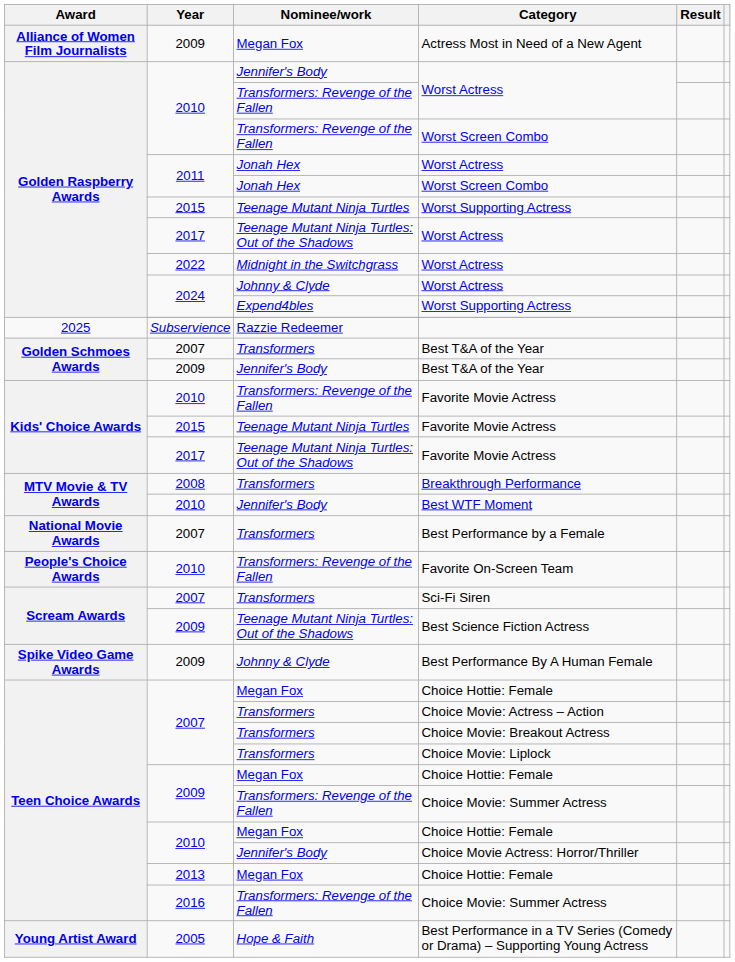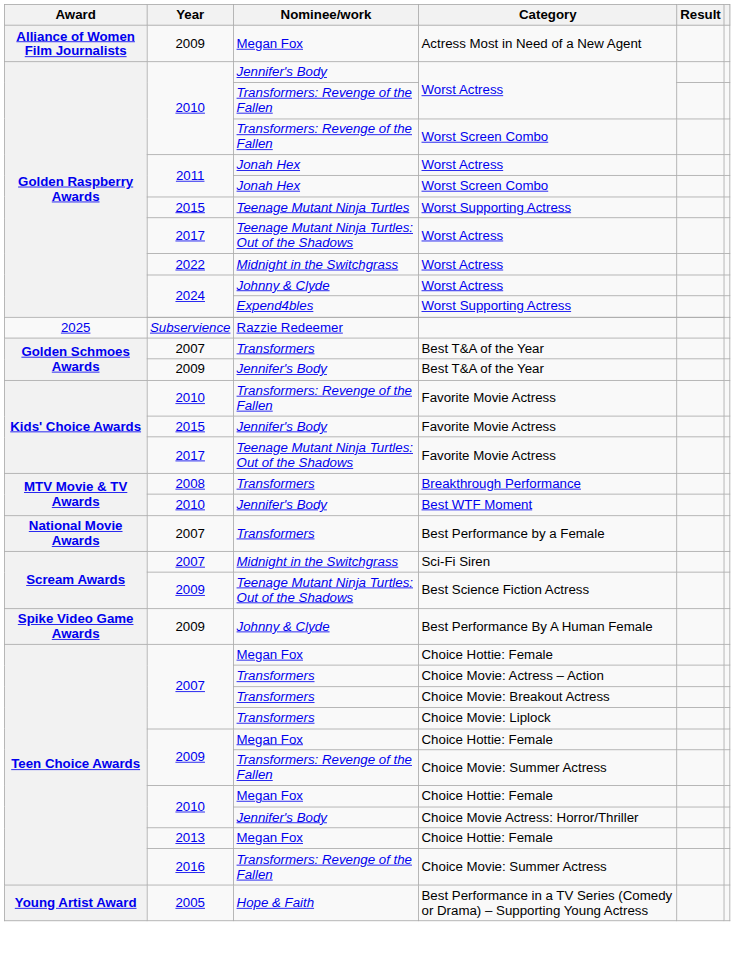(323, 426) Teenage Mutant Ninja Turtles -> (282, 426) Jennifer's Body
- row: (190, 569)
(276, 597) Transformers -> (317, 561) Midnight in the Switchgrass
